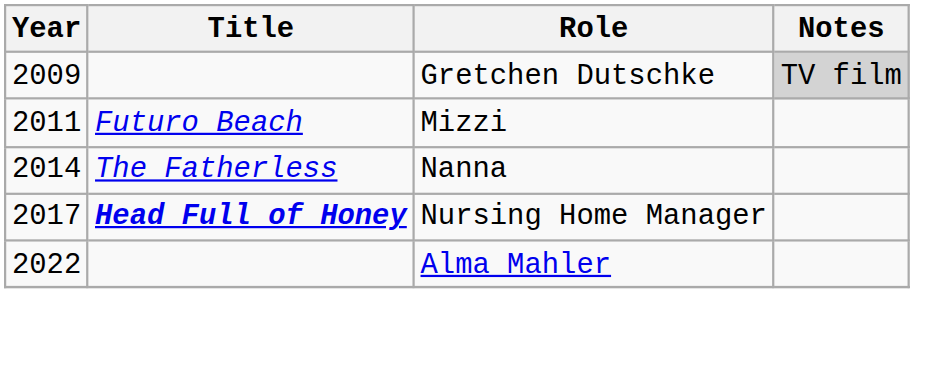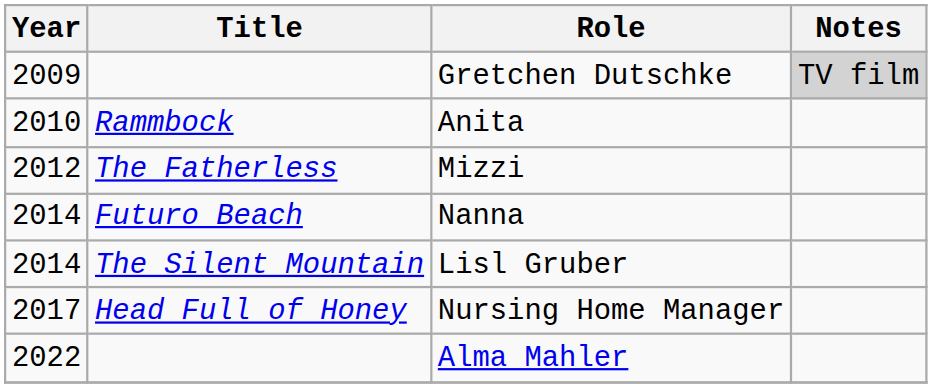+ row: (481, 123)
(47, 123) 2011 -> (47, 170) 2012
(199, 123) Futuro Beach -> (216, 170) The Fatherless
(216, 170) The Fatherless -> (199, 217) Futuro Beach
+ row: (533, 264)
(251, 217) bold -> (251, 311) normal
